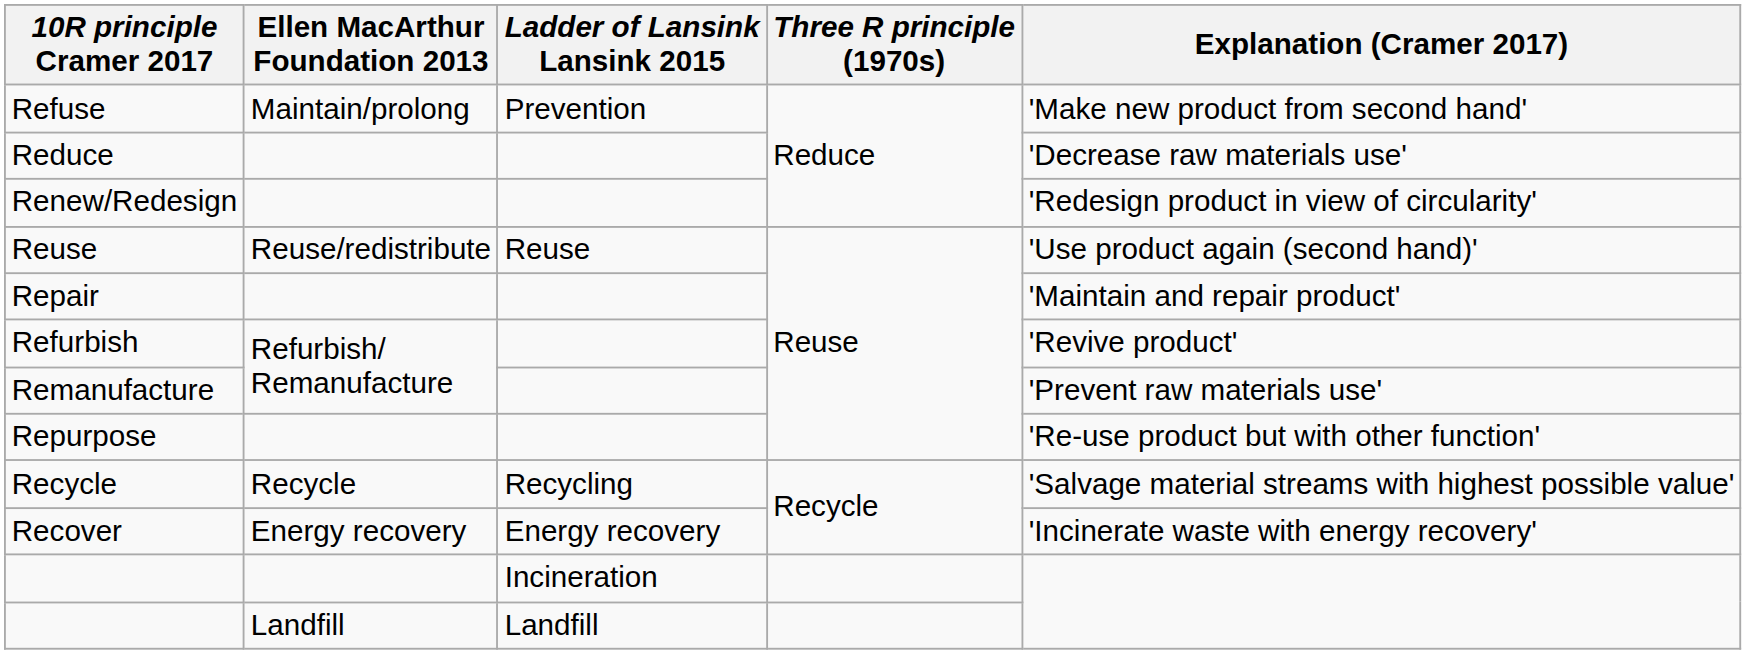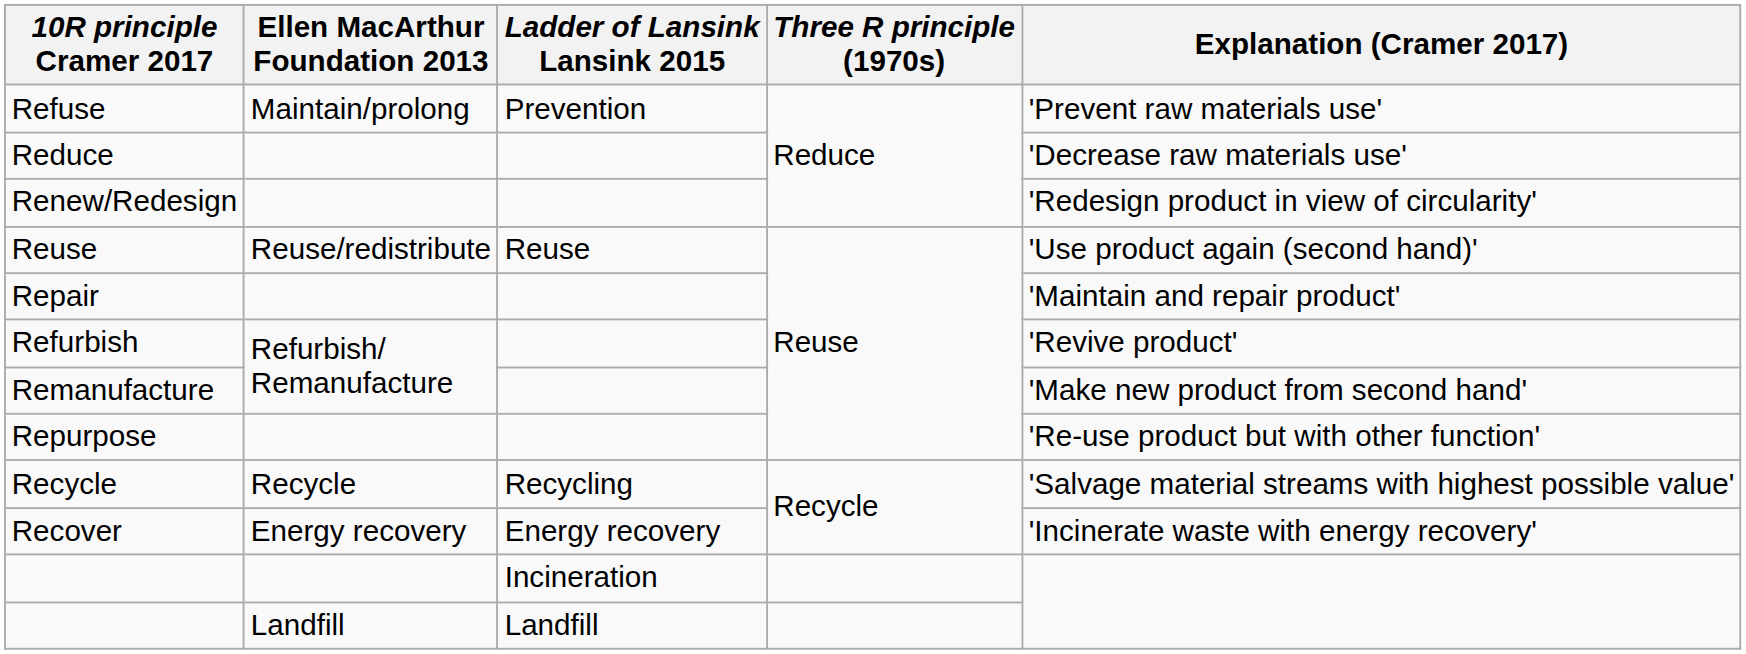(1278, 108) 'Make new product from second hand' -> (1205, 108) 'Prevent raw materials use'
(1205, 389) 'Prevent raw materials use' -> (1278, 389) 'Make new product from second hand'
